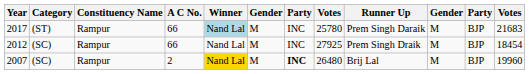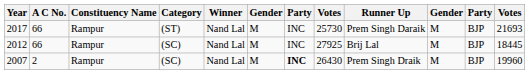columns swapped: (185, 12) <-> (52, 12)
(226, 28) lightblue background -> (226, 28) no background
(329, 28) 25780 -> (329, 28) 25730
(510, 28) 21683 -> (510, 28) 21693
(384, 45) Prem Singh Draik -> (363, 45) Brij Lal
(510, 45) 18454 -> (510, 45) 18445
(226, 61) gold background -> (226, 61) no background
(329, 61) 26480 -> (329, 61) 26430
(363, 61) Brij Lal -> (384, 61) Prem Singh Draik
